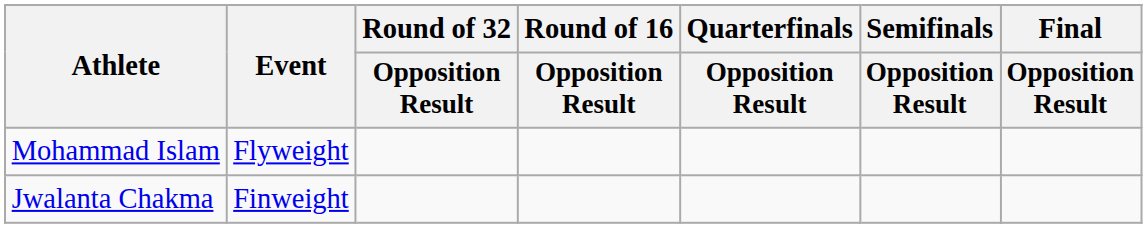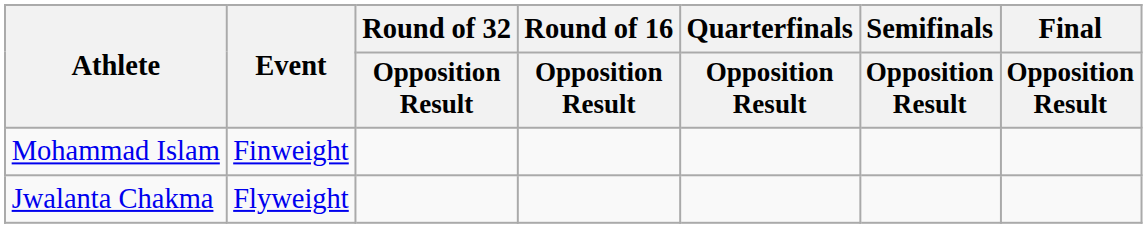(291, 151) Flyweight -> (291, 151) Finweight
(291, 198) Finweight -> (291, 198) Flyweight
